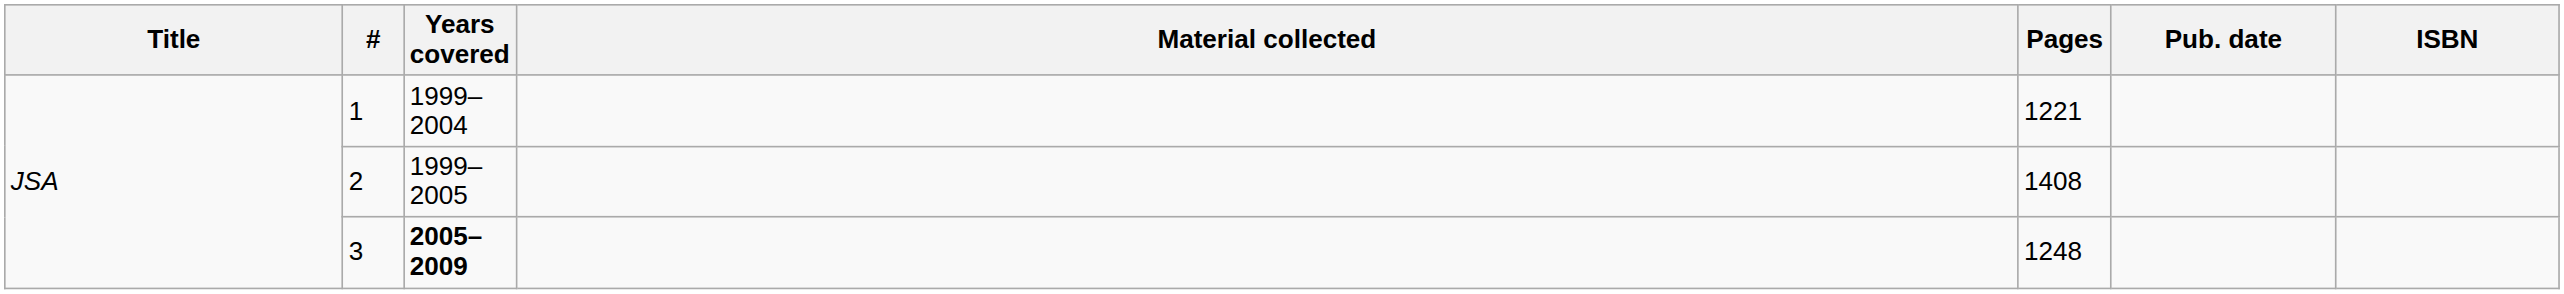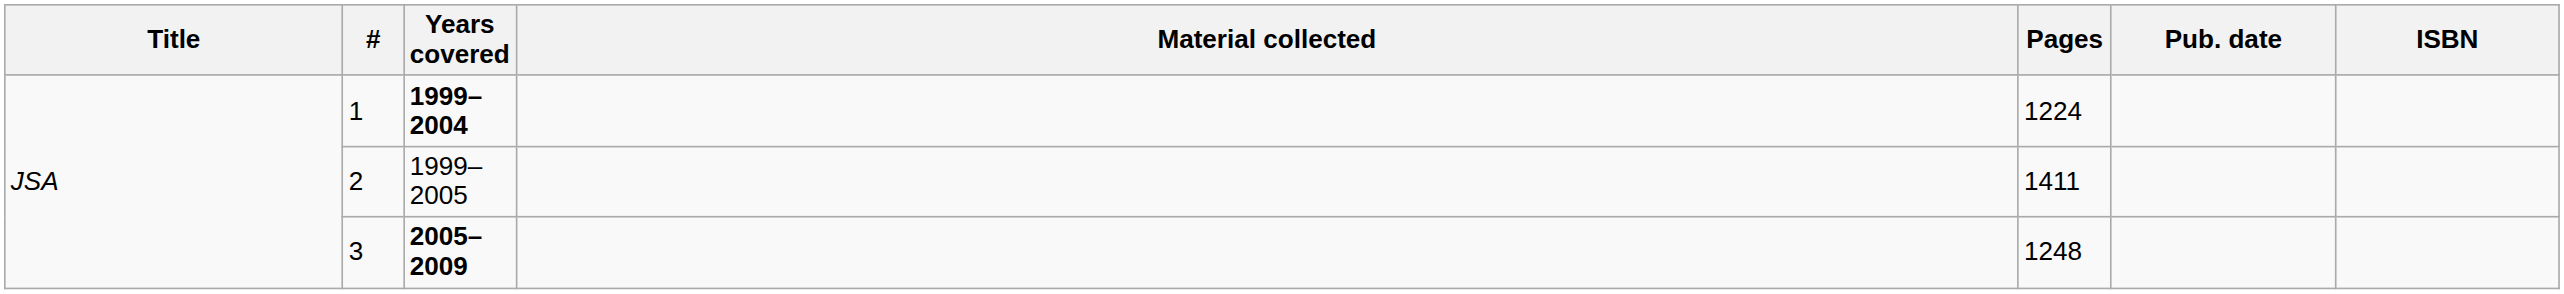(446, 110) normal -> (446, 110) bold
(2053, 110) 1221 -> (2053, 110) 1224
(2053, 181) 1408 -> (2052, 181) 1411
